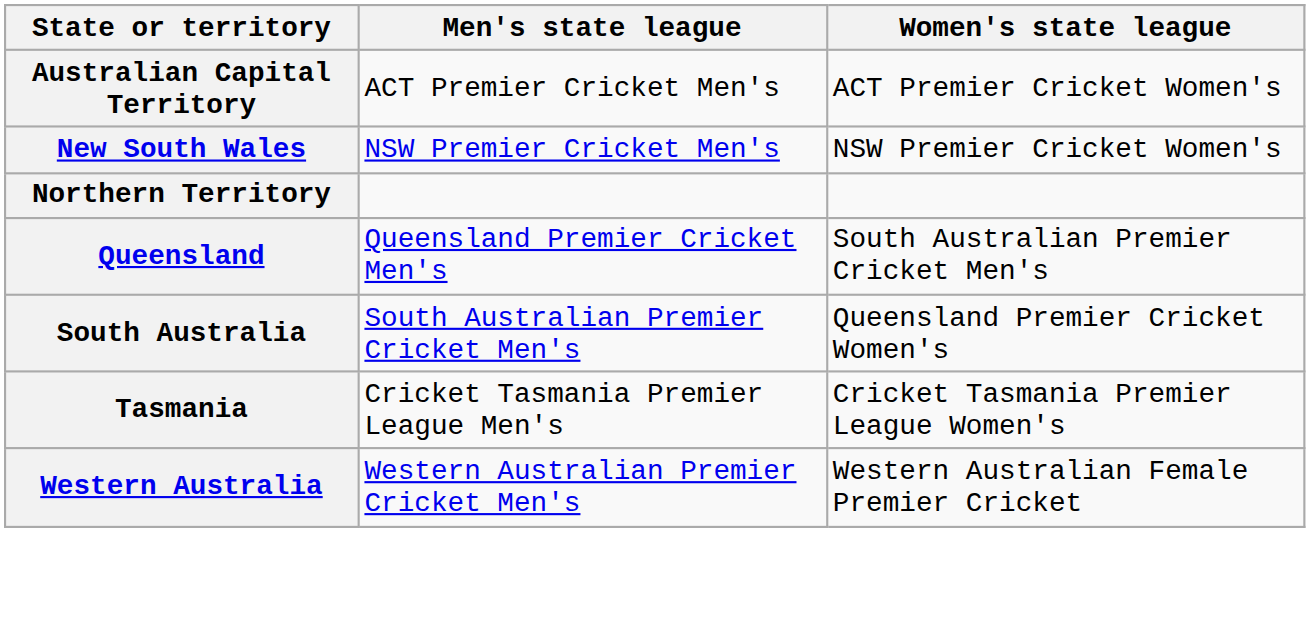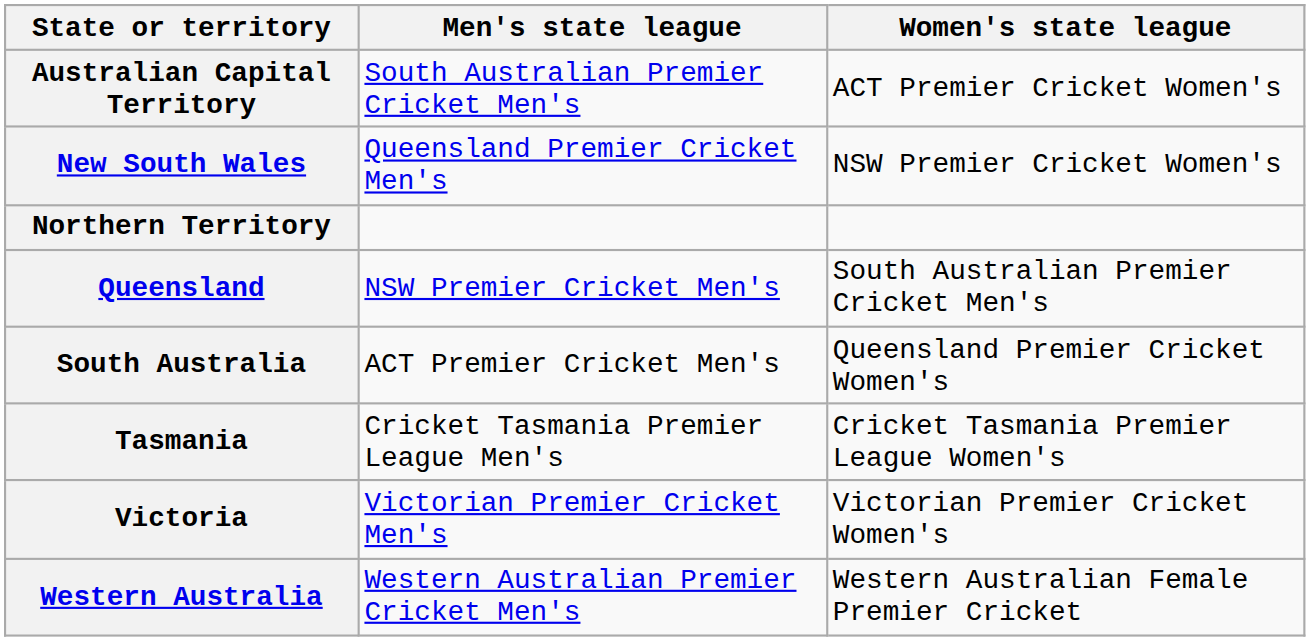(572, 89) ACT Premier Cricket Men's -> (564, 89) South Australian Premier Cricket Men's
(572, 150) NSW Premier Cricket Men's -> (580, 166) Queensland Premier Cricket Men's
(580, 256) Queensland Premier Cricket Men's -> (572, 288) NSW Premier Cricket Men's
(564, 333) South Australian Premier Cricket Men's -> (572, 365) ACT Premier Cricket Men's
+ row: (181, 519)
